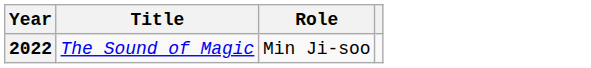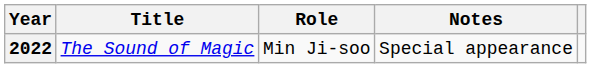+ column: (476, 19)
